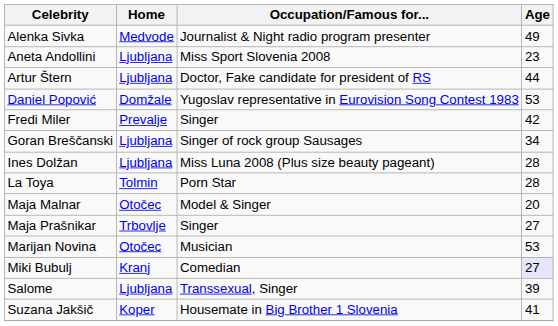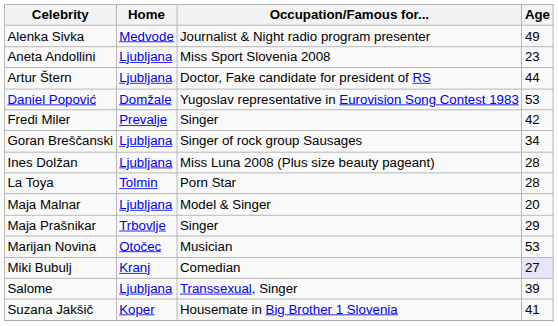(140, 204) Otočec -> (146, 204) Ljubljana
(532, 225) 27 -> (532, 225) 29
